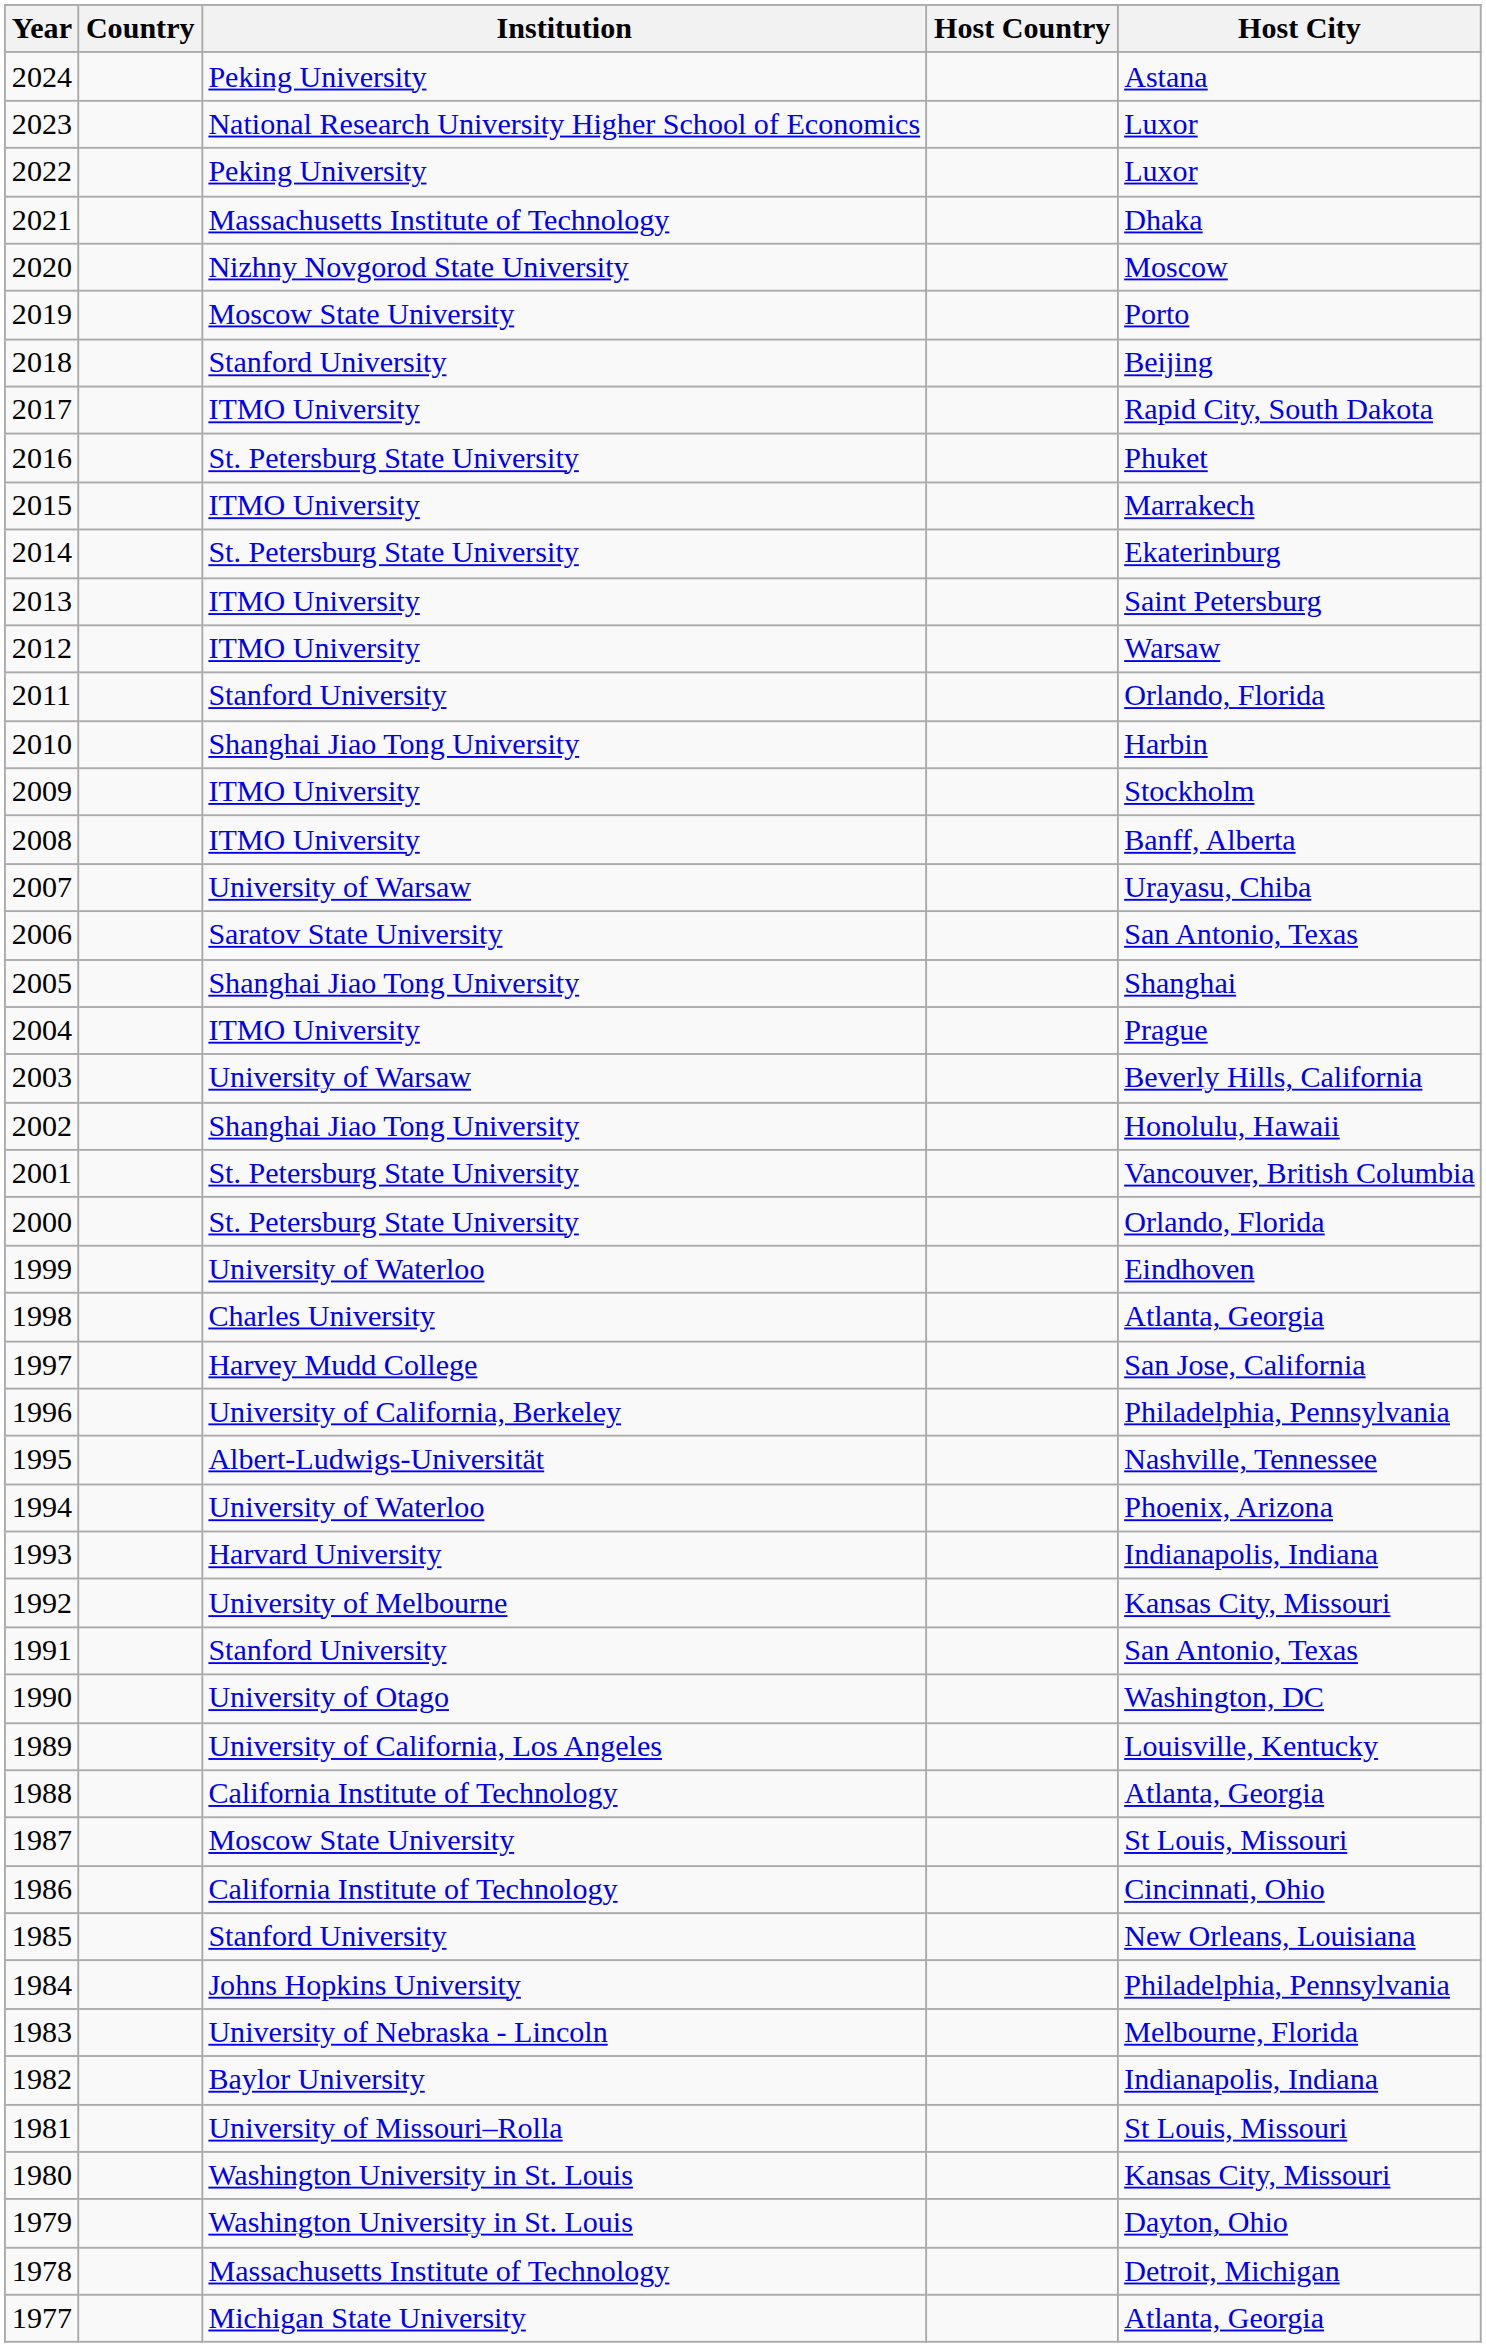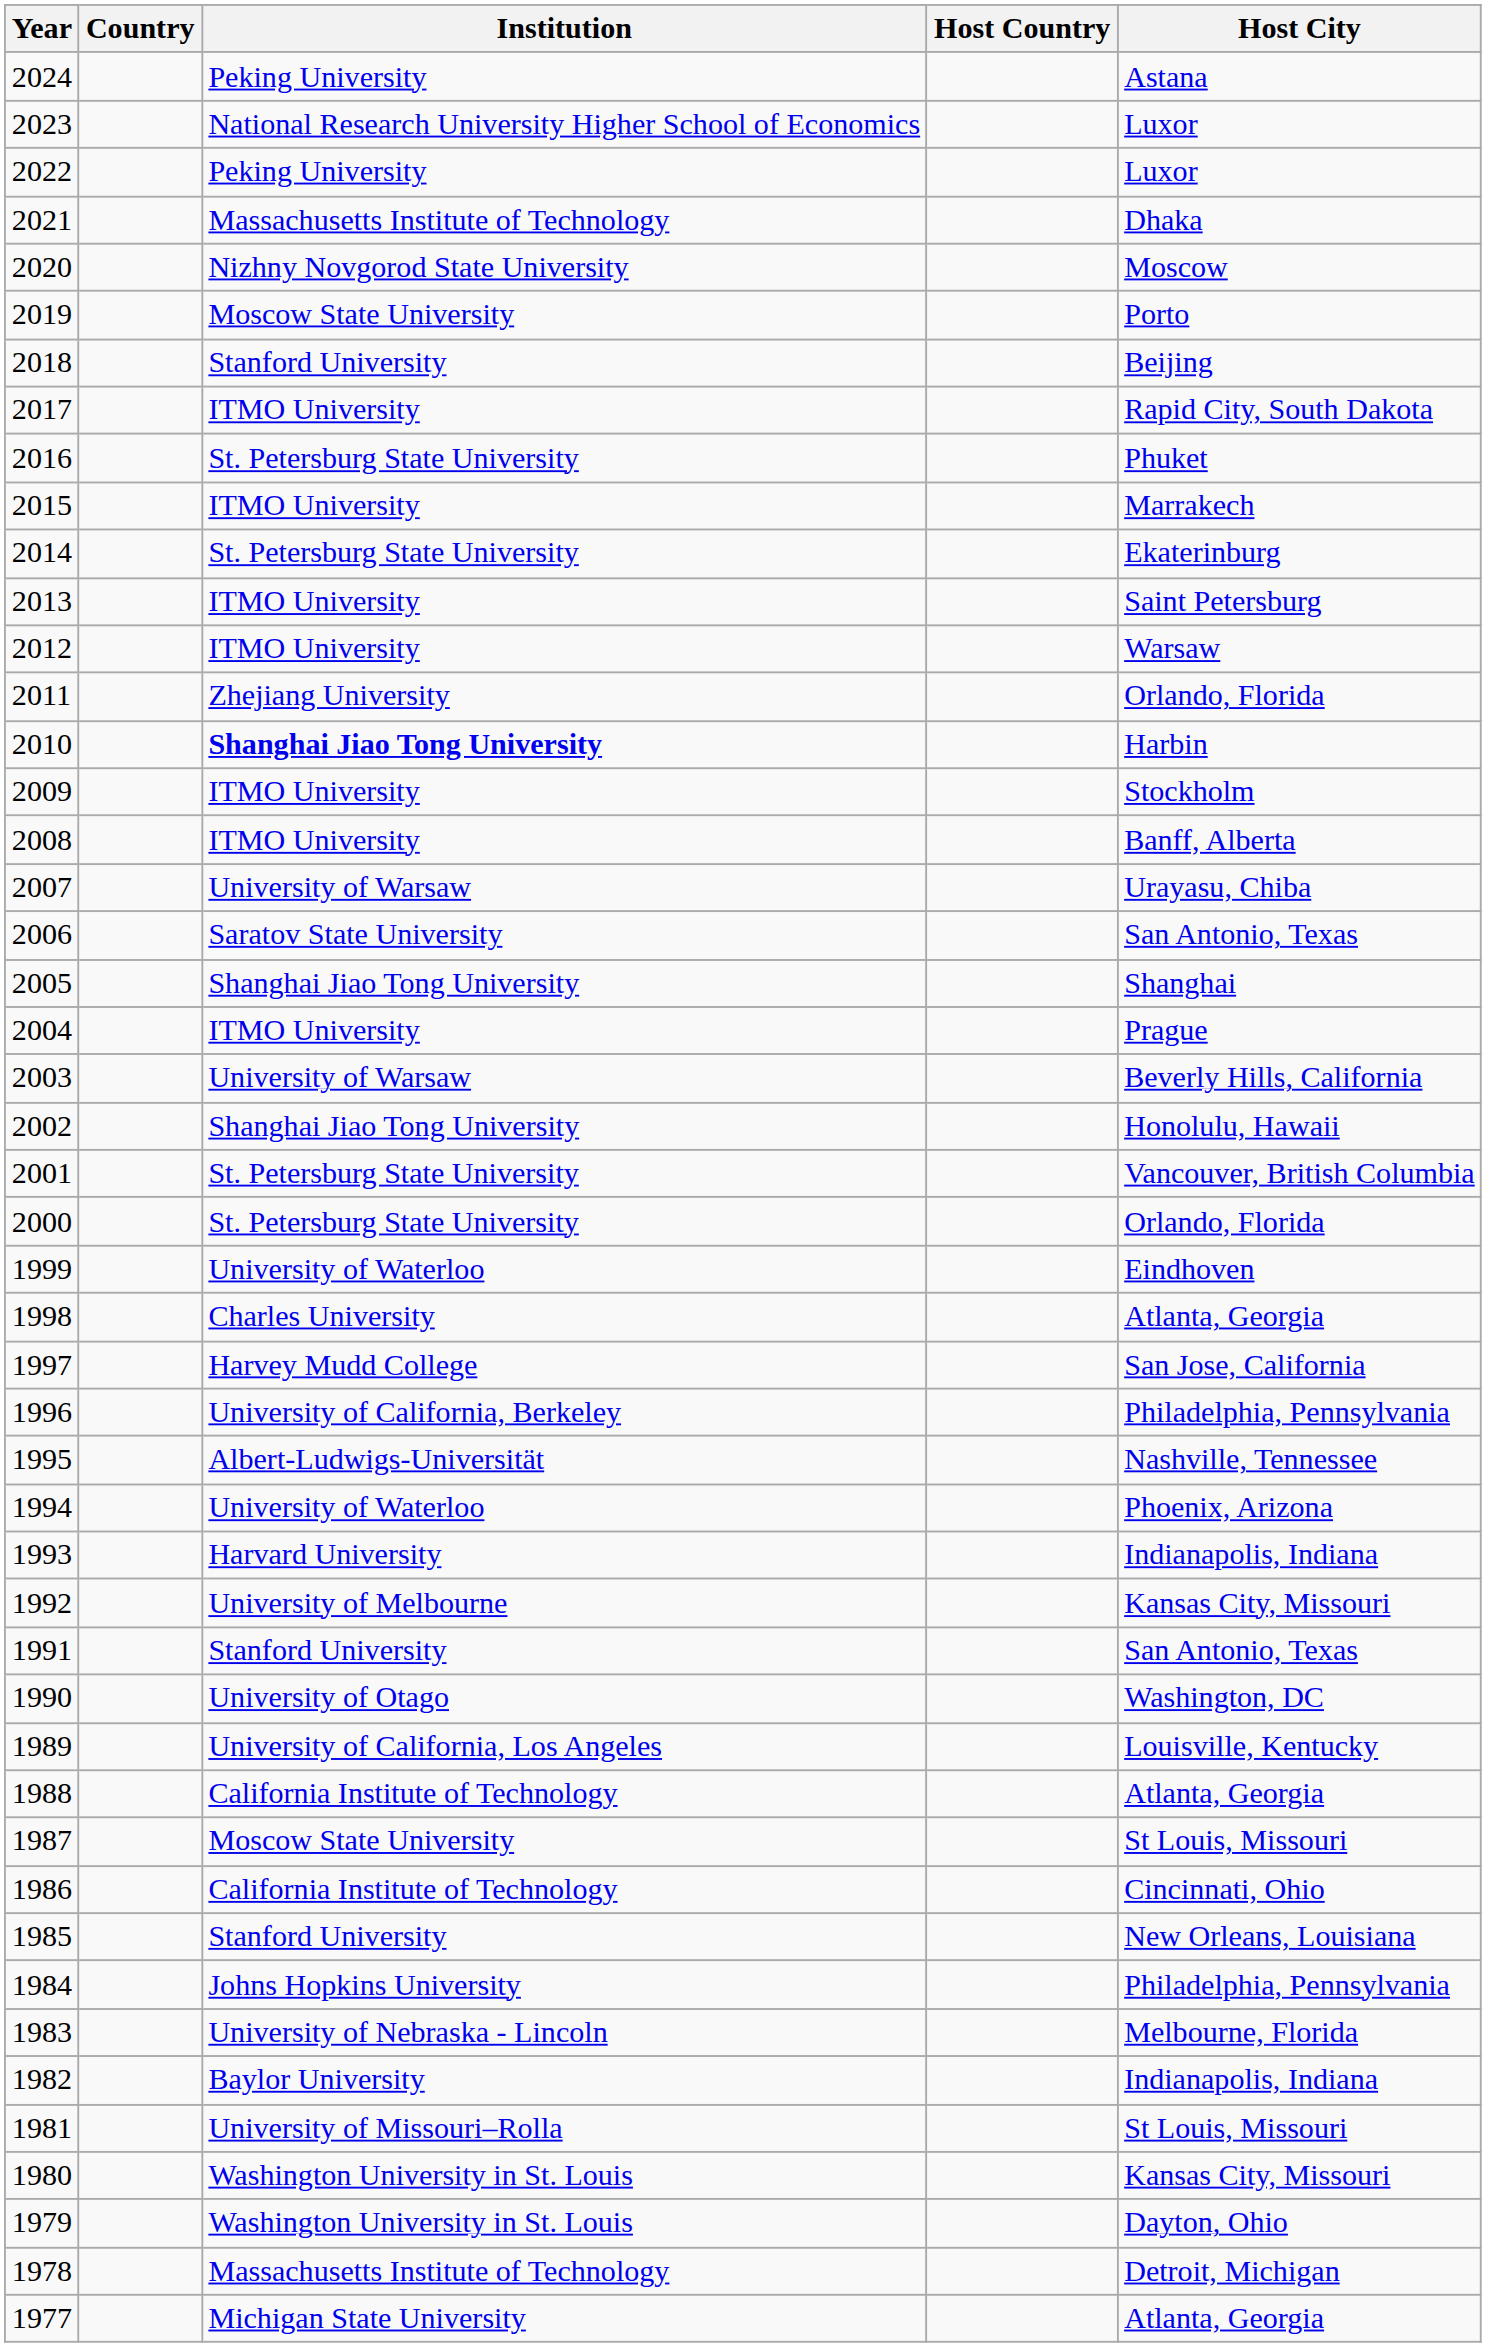(327, 696) Stanford University -> (329, 696) Zhejiang University
(394, 743) normal -> (405, 743) bold
